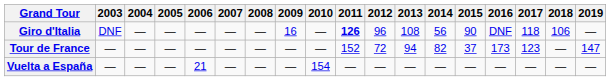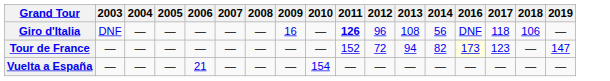- column: (470, 13)
(500, 48) no background -> (470, 48) lightyellow background
